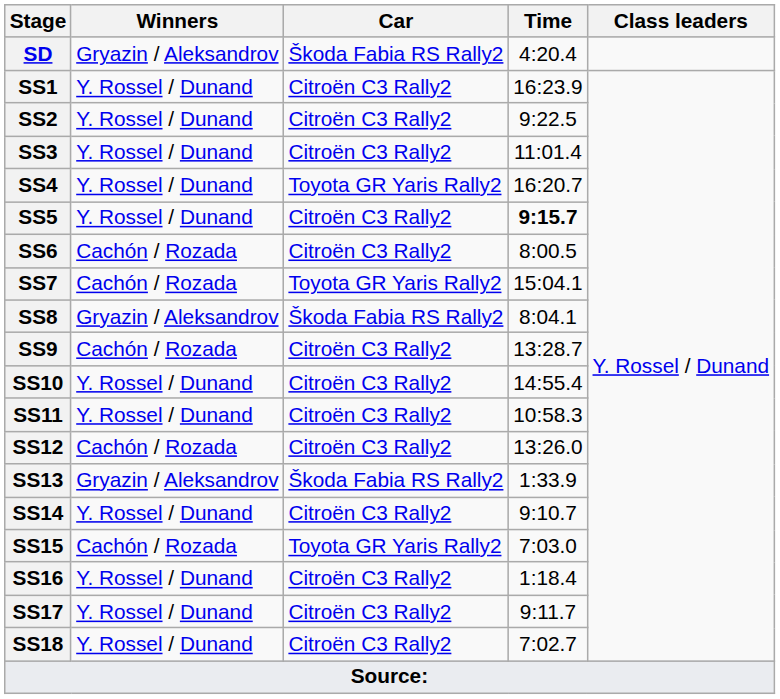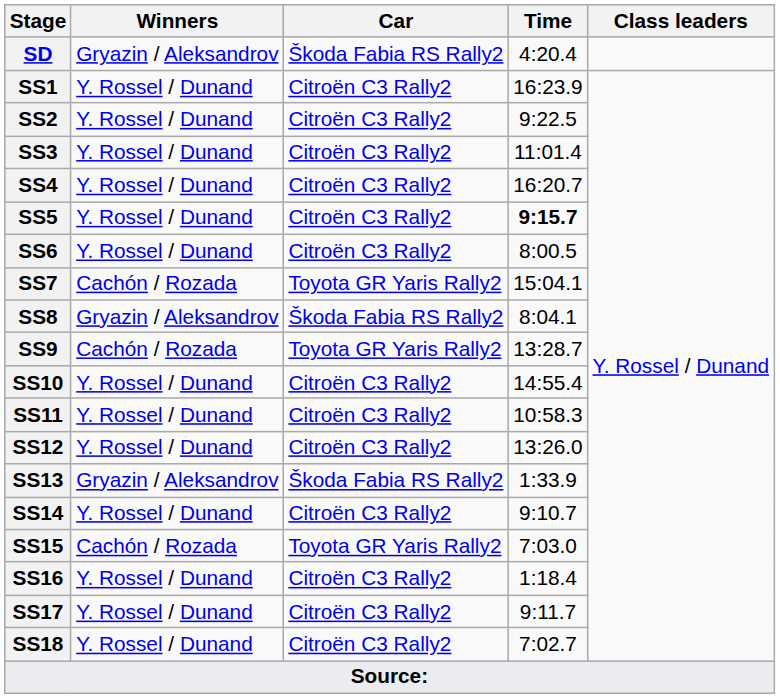(395, 185) Toyota GR Yaris Rally2 -> (370, 185) Citroën C3 Rally2
(157, 250) Cachón / Rozada -> (164, 250) Y. Rossel / Dunand
(370, 349) Citroën C3 Rally2 -> (395, 349) Toyota GR Yaris Rally2
(157, 447) Cachón / Rozada -> (164, 447) Y. Rossel / Dunand
